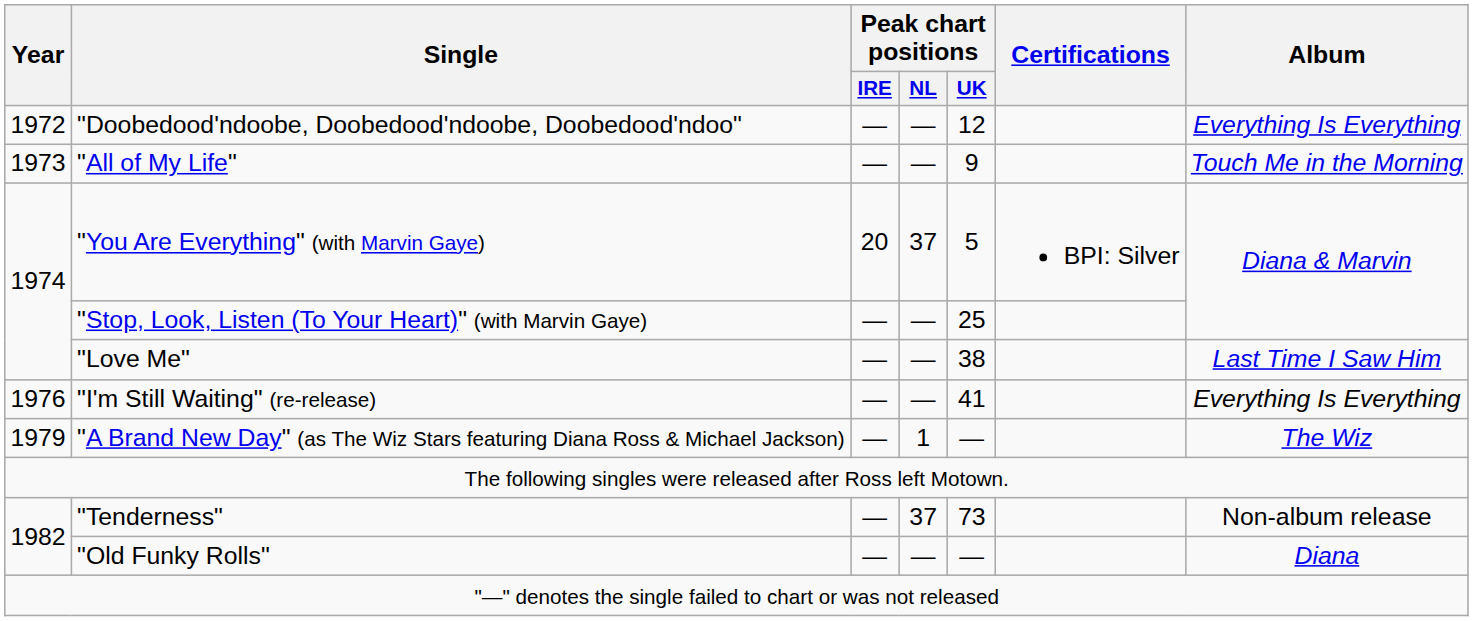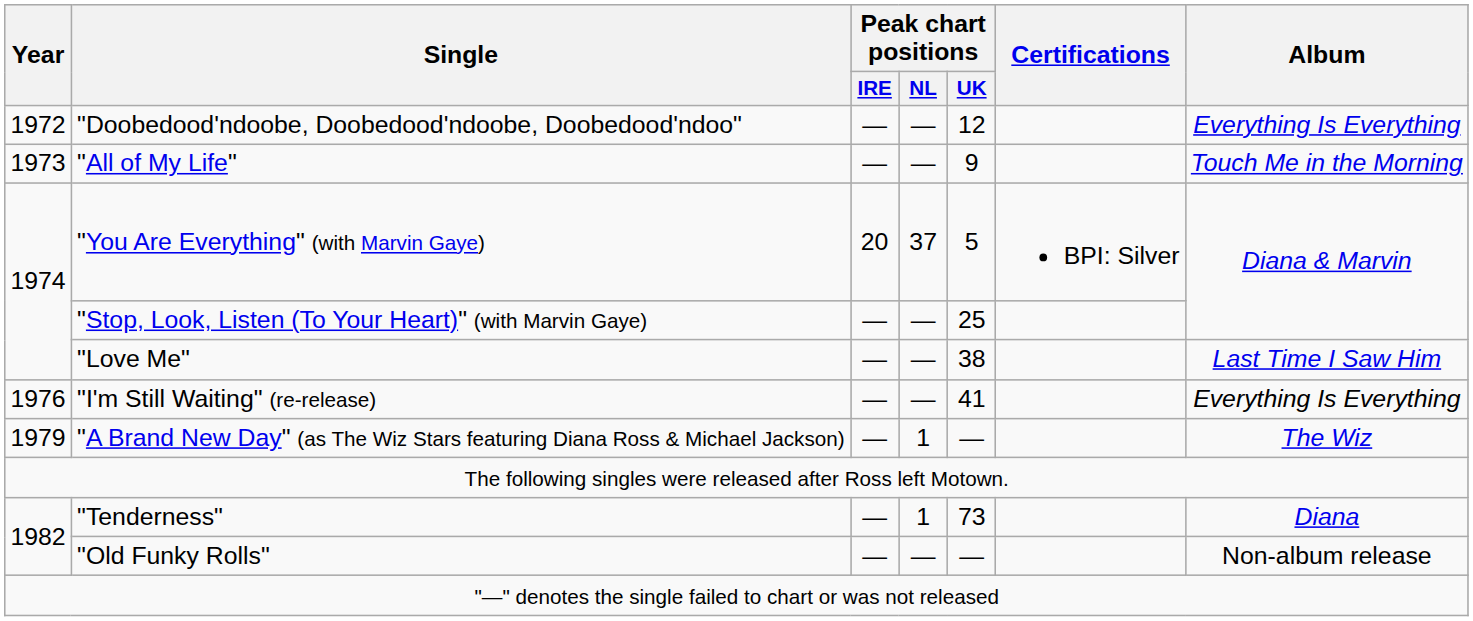(923, 516) 37 -> (923, 516) 1
(1327, 516) Non-album release -> (1327, 516) Diana
(1327, 555) Diana -> (1327, 555) Non-album release
